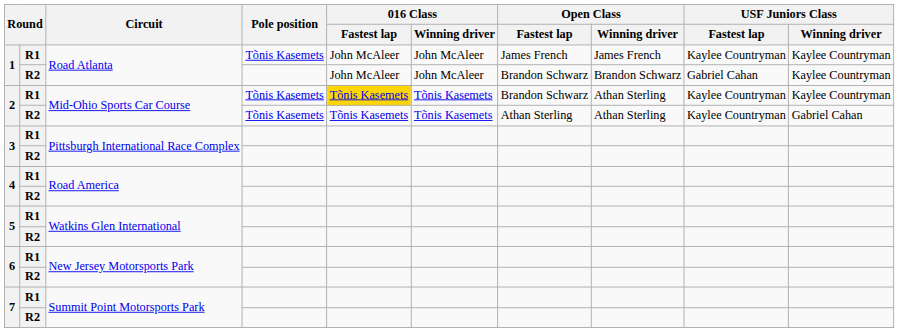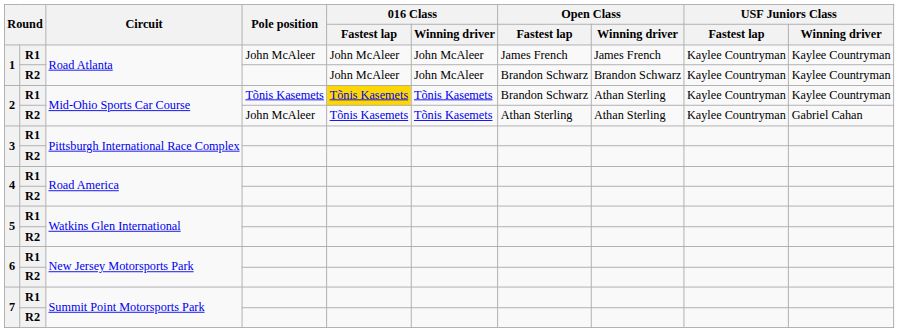(285, 54) Tõnis Kasemets -> (280, 54) John McAleer
(722, 74) Gabriel Cahan -> (736, 74) Kaylee Countryman
(285, 115) Tõnis Kasemets -> (280, 115) John McAleer
